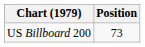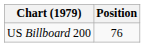(117, 32) 73 -> (117, 32) 76
